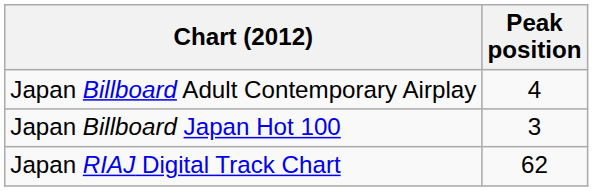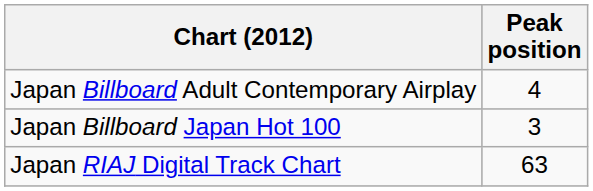(534, 165) 62 -> (534, 165) 63
